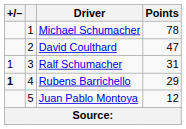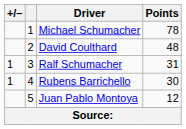(173, 47) 47 -> (173, 47) 48
(10, 81) bold -> (10, 81) normal
(173, 81) 29 -> (173, 81) 30
